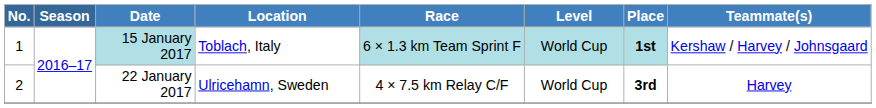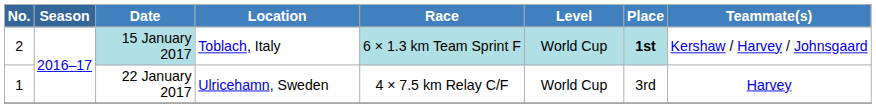(19, 46) 1 -> (19, 46) 2
(19, 84) 2 -> (19, 84) 1
(646, 84) bold -> (646, 84) normal
